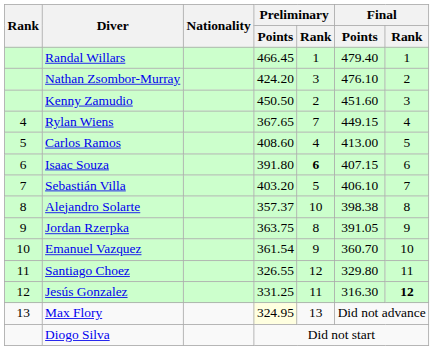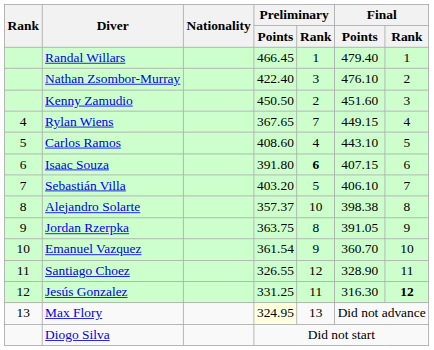(275, 79) 424.20 -> (275, 79) 422.40
(360, 143) 413.00 -> (360, 143) 443.10
(360, 270) 329.80 -> (360, 270) 328.90
